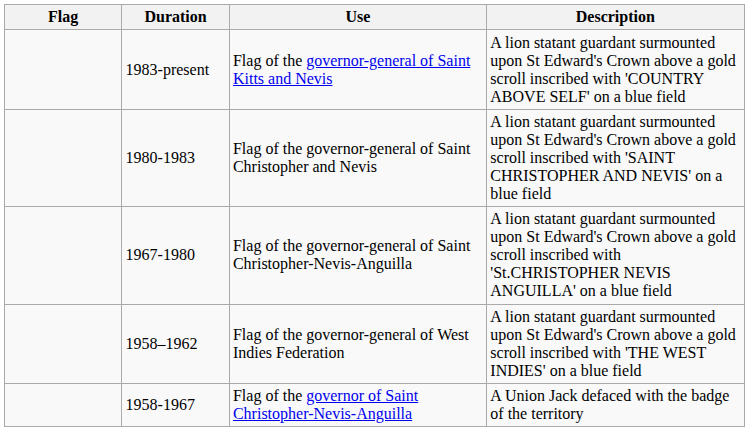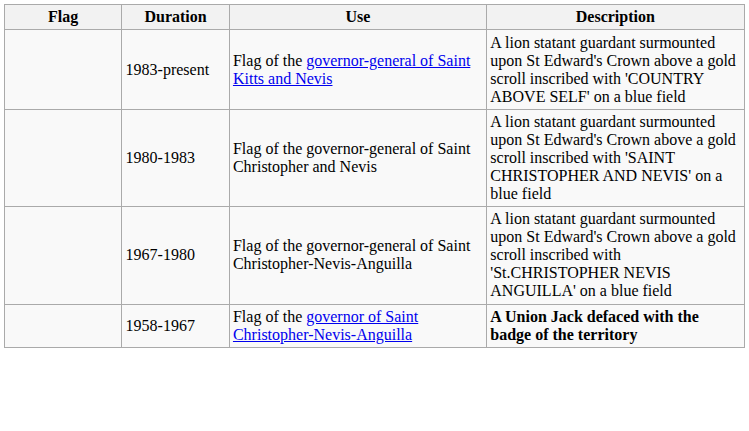- row: (351, 343)
(610, 405) normal -> (595, 325) bold
